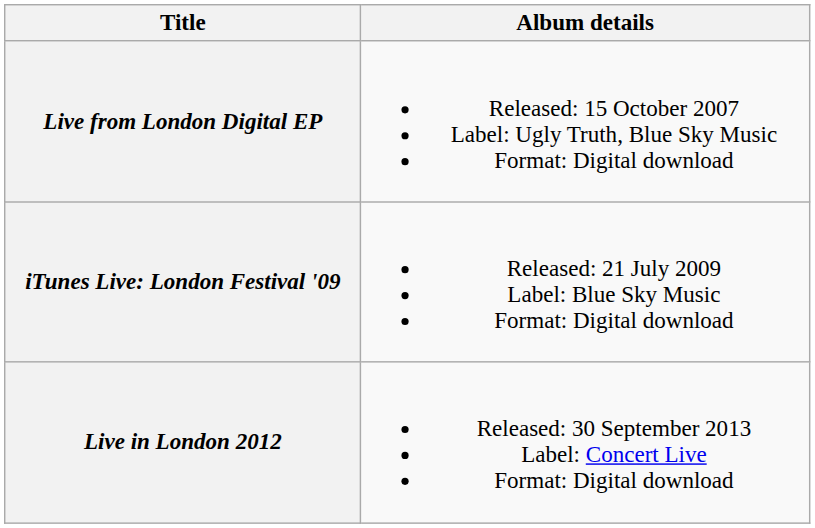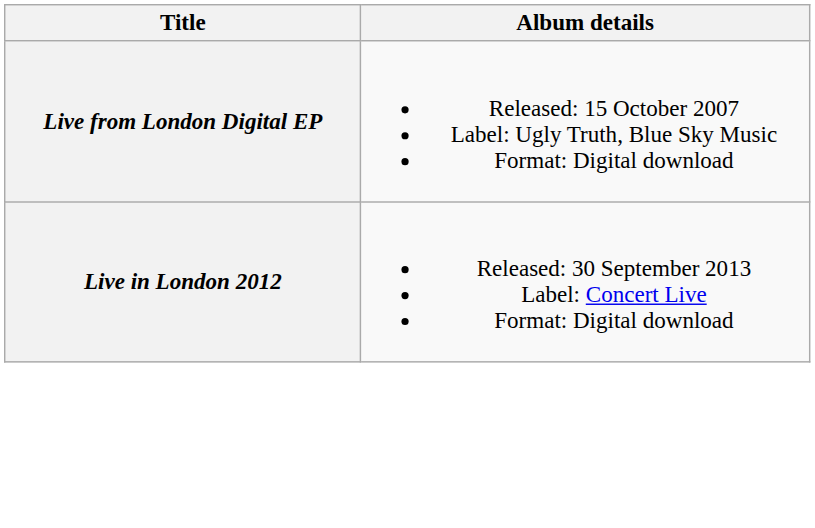- row: (183, 281)
